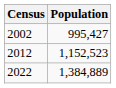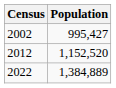(83, 53) 1,152,523 -> (83, 53) 1,152,520
